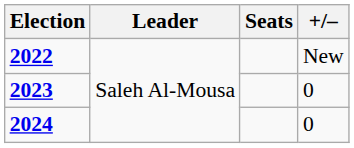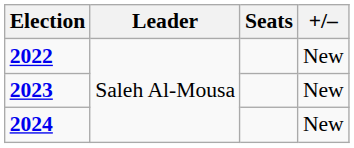(308, 90) 0 -> (323, 90) New
(308, 124) 0 -> (323, 124) New
